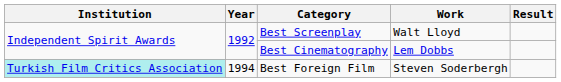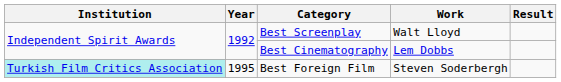(241, 68) 1994 -> (241, 68) 1995
